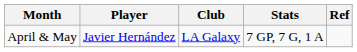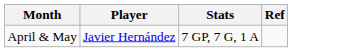- column: (211, 15)
